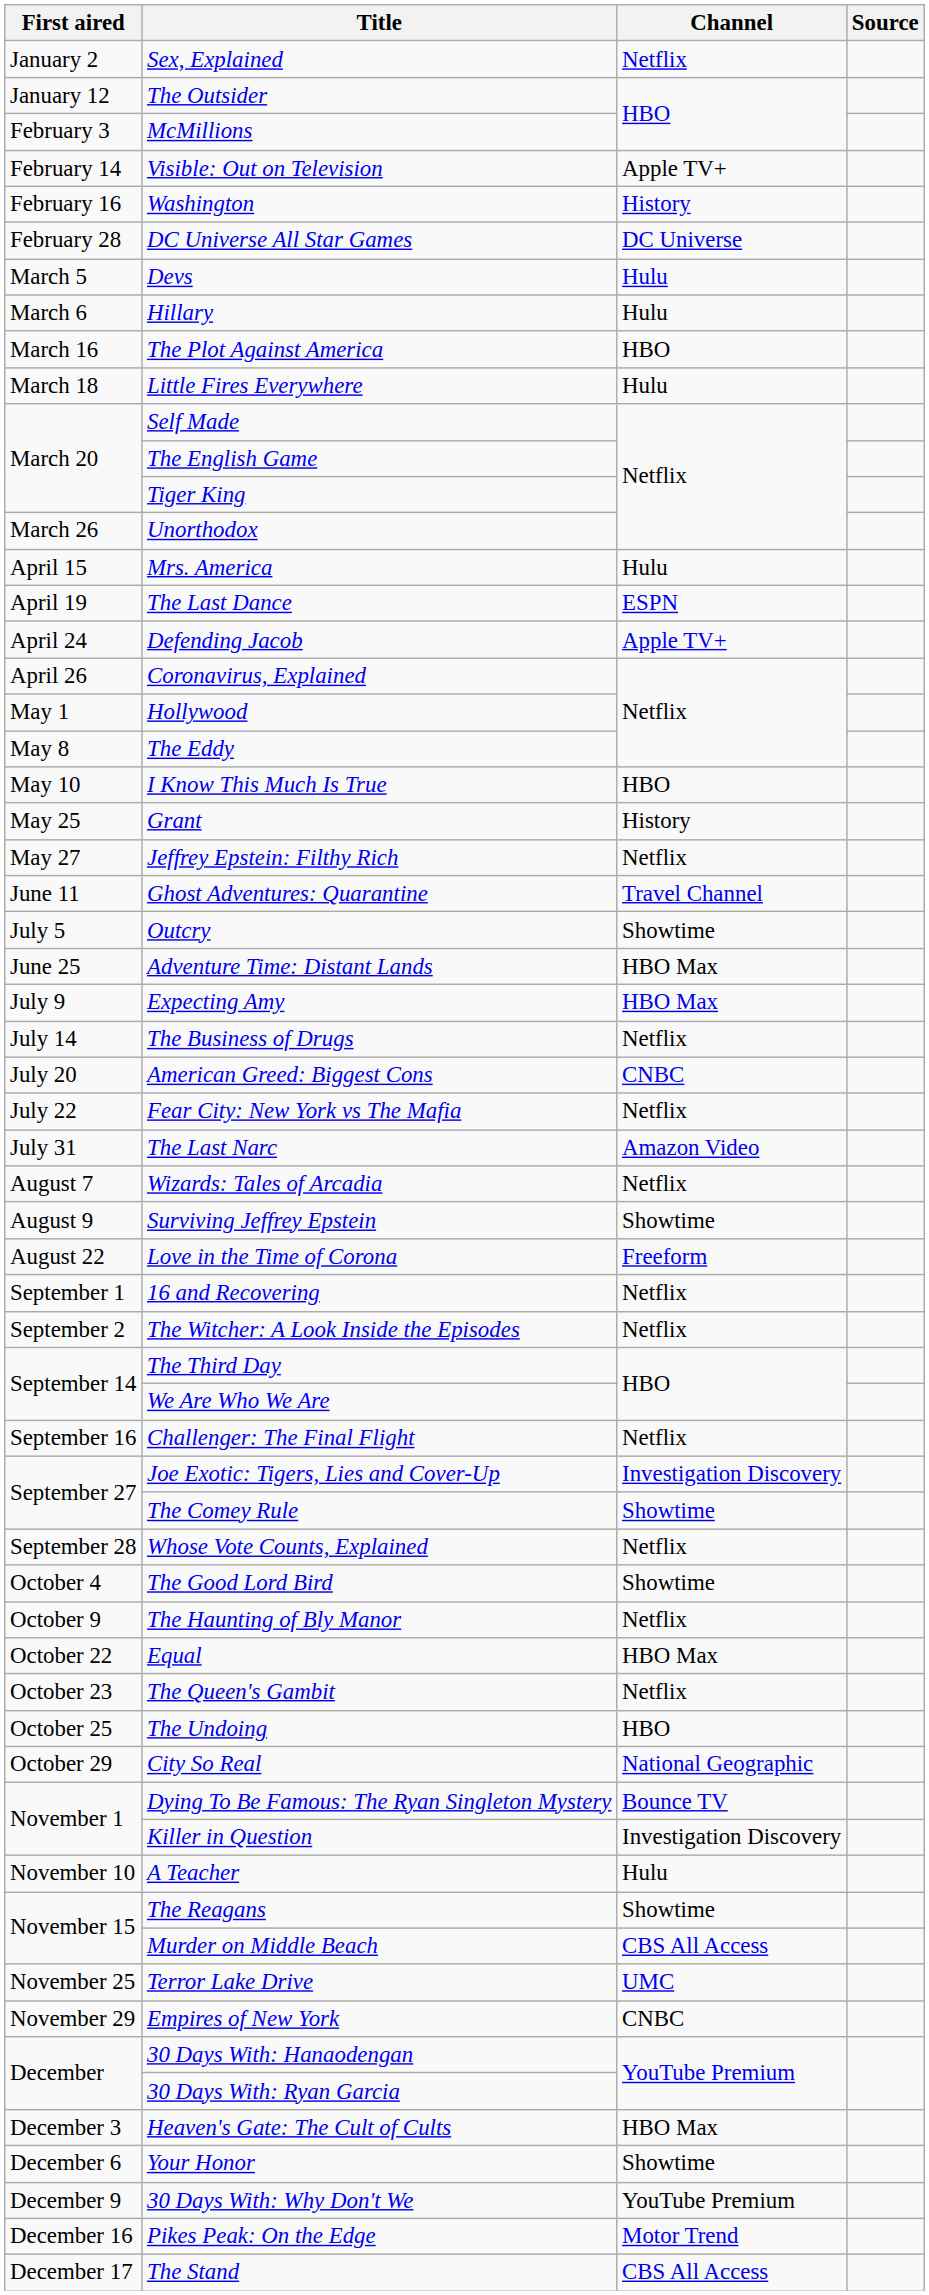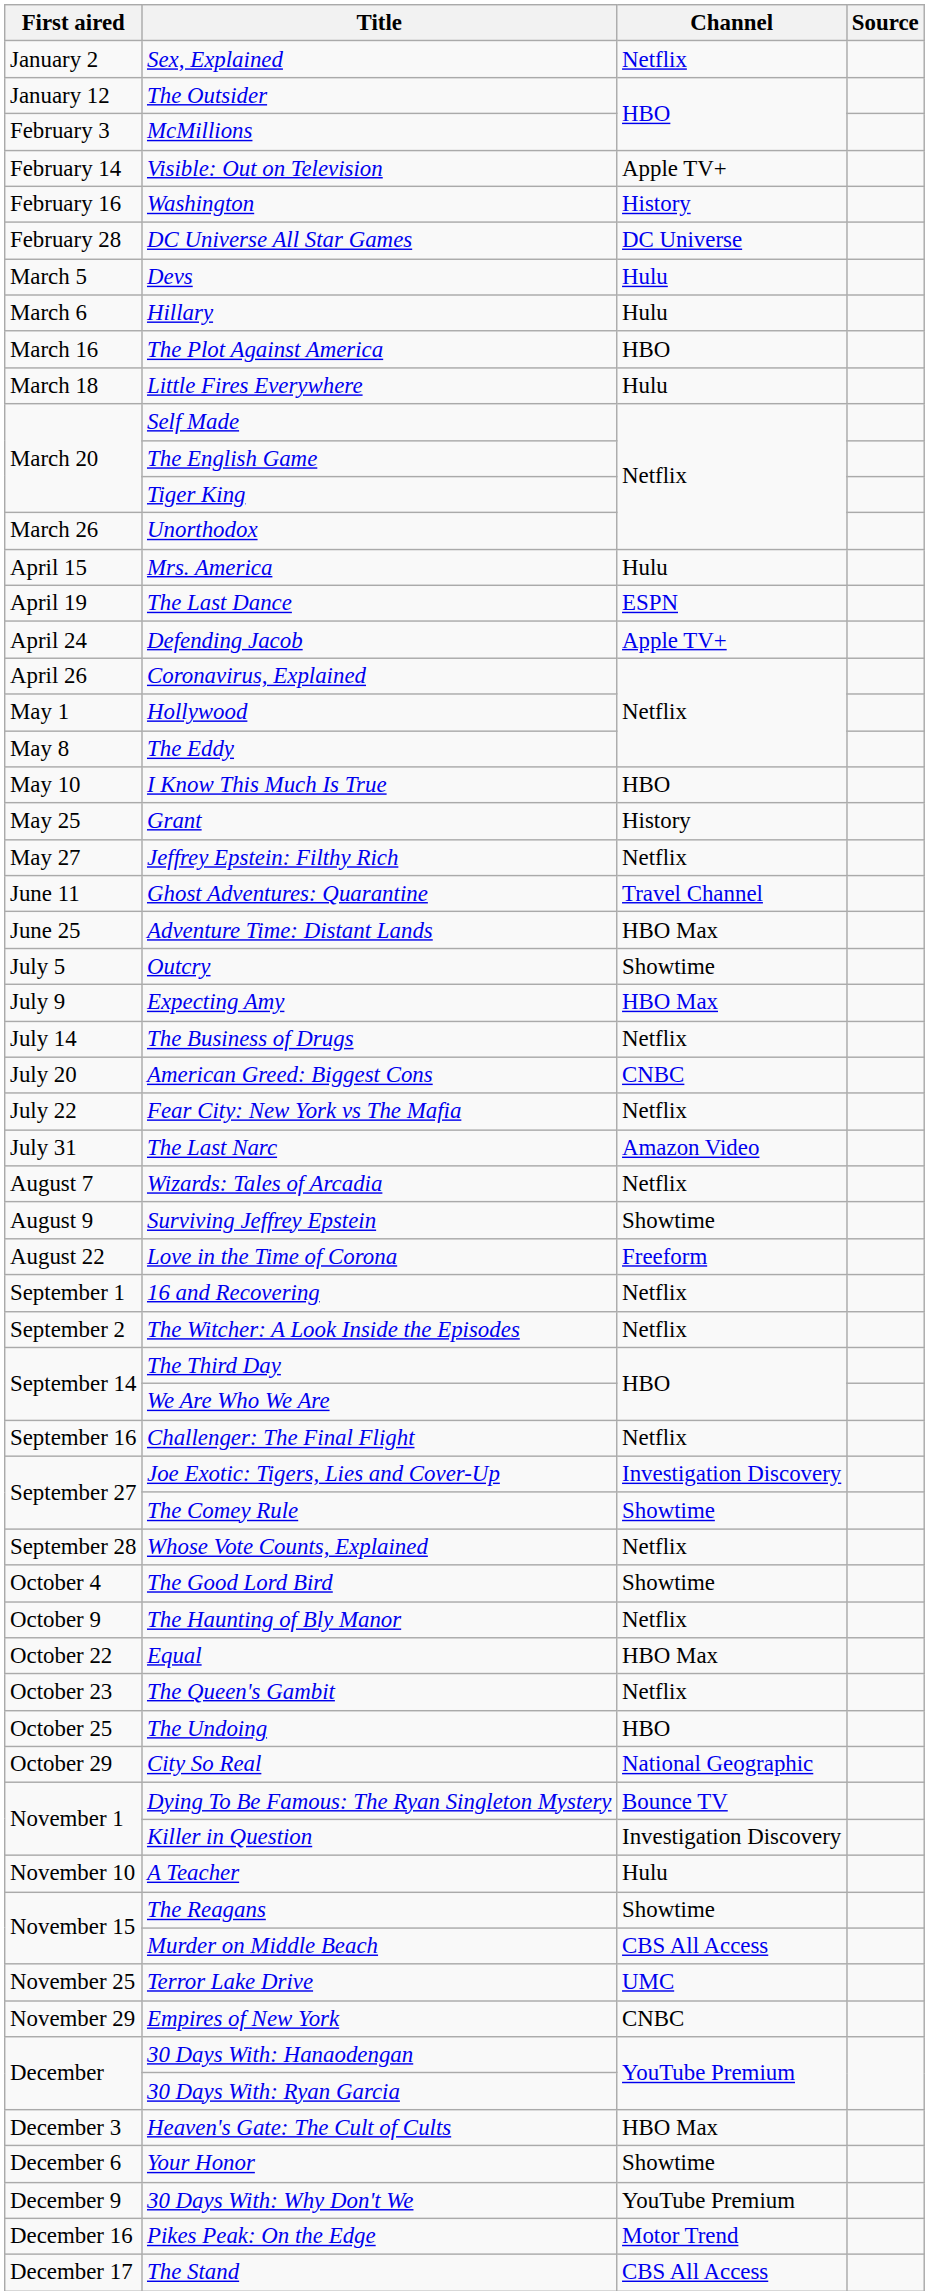rows swapped: (290, 966) <-> (179, 929)
